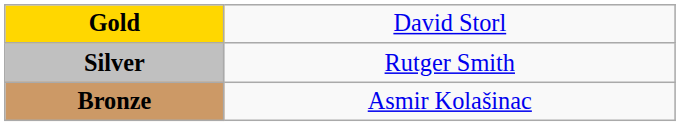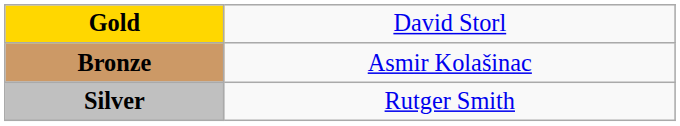rows swapped: (114, 62) <-> (114, 100)
